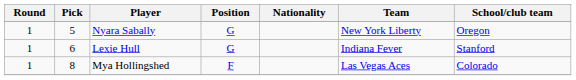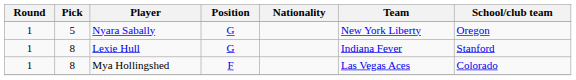(72, 48) 6 -> (72, 48) 8
